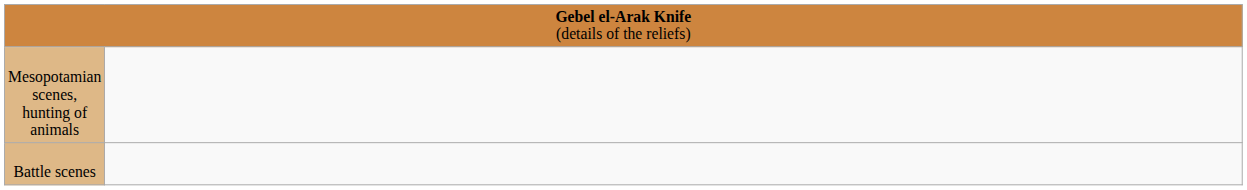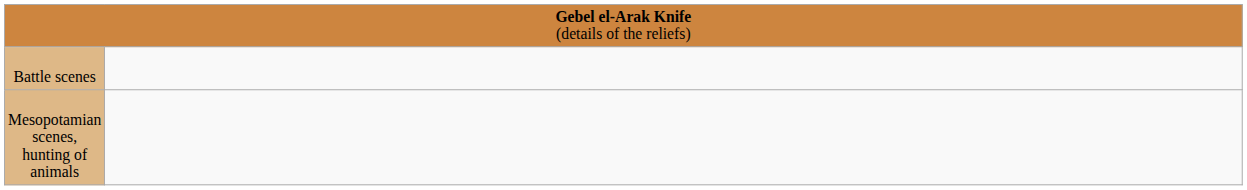rows swapped: (55, 103) <-> (55, 172)
